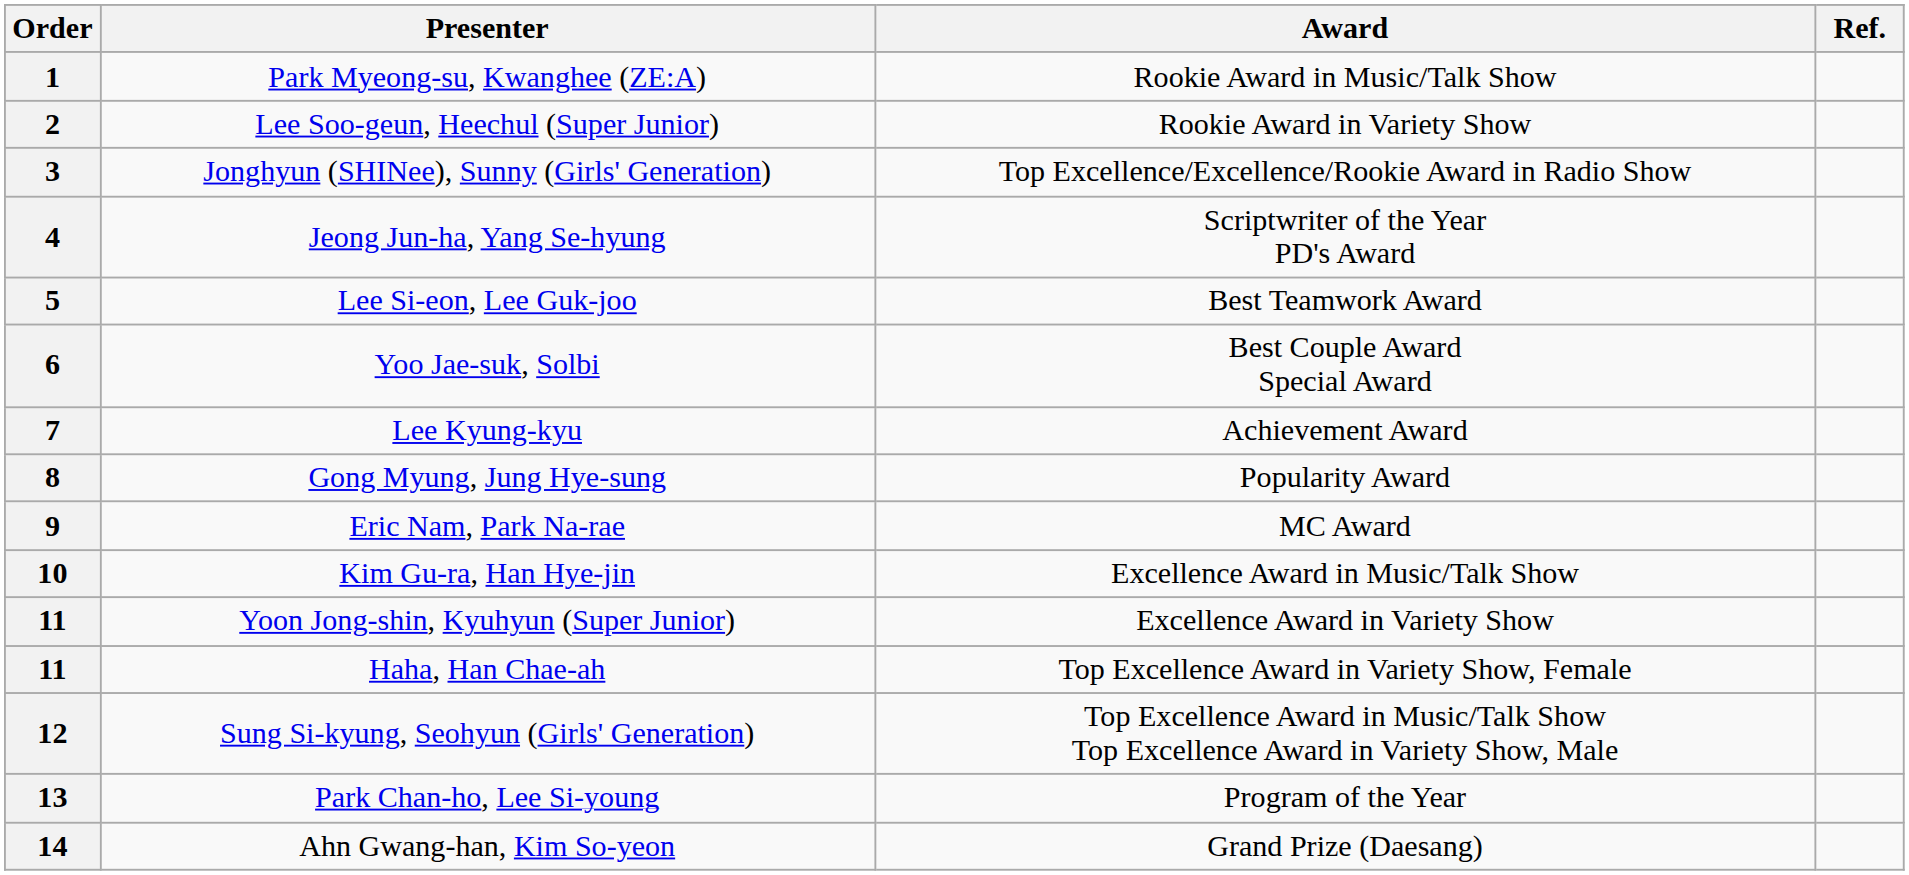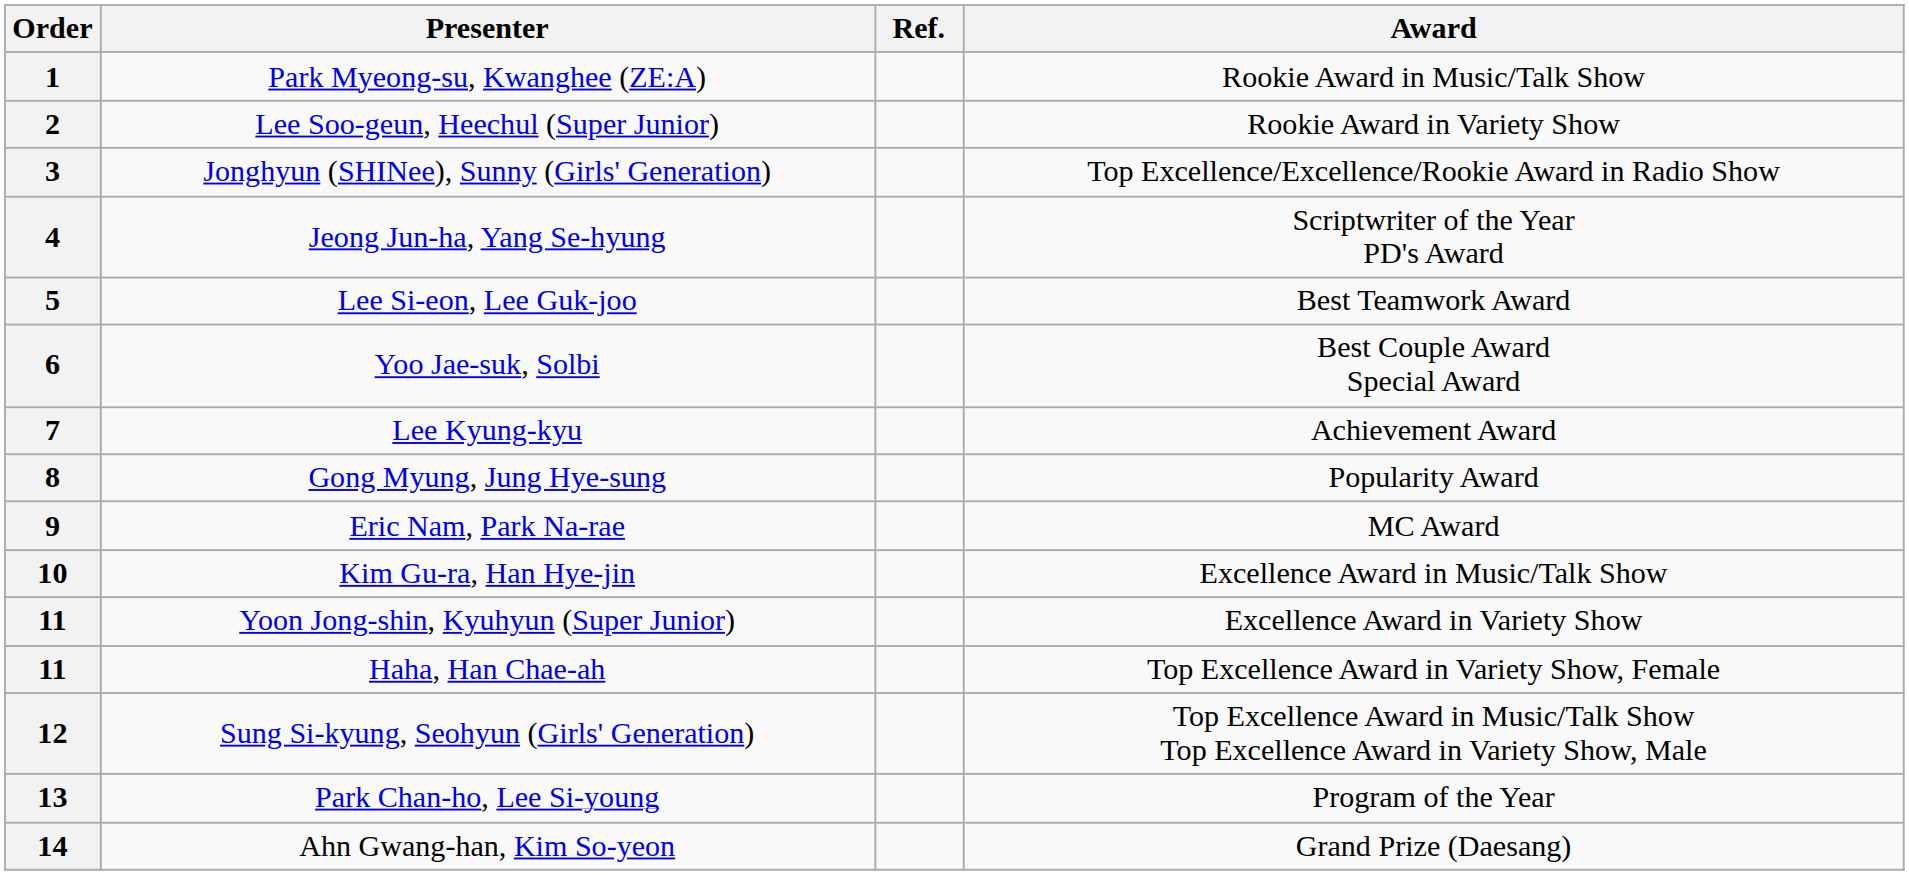columns swapped: (1345, 28) <-> (1860, 28)
